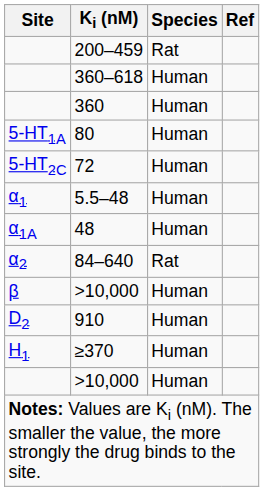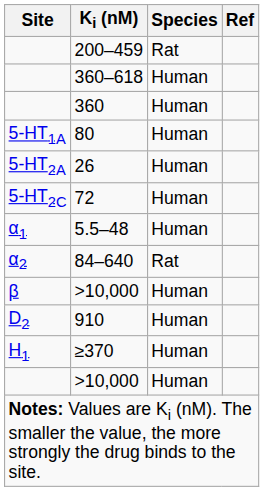+ row: (37, 167)
- row: (23, 230)
